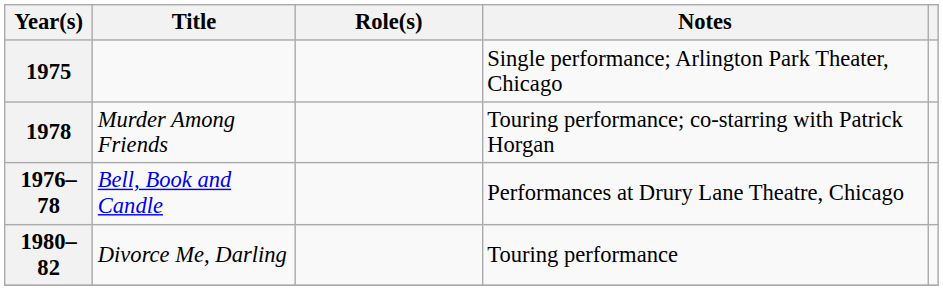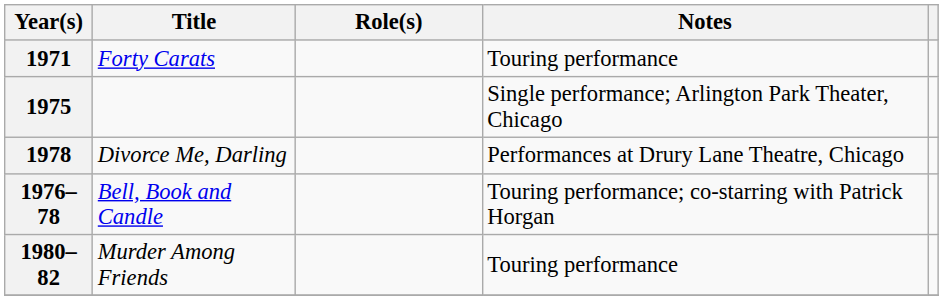+ row: (49, 58)
(166, 132) Murder Among Friends -> (192, 155) Divorce Me, Darling
(695, 132) Touring performance; co-starring with Patrick Horgan -> (696, 155) Performances at Drury Lane Theatre, Chicago
(696, 193) Performances at Drury Lane Theatre, Chicago -> (695, 203) Touring performance; co-starring with Patrick Horgan
(192, 254) Divorce Me, Darling -> (166, 264) Murder Among Friends
